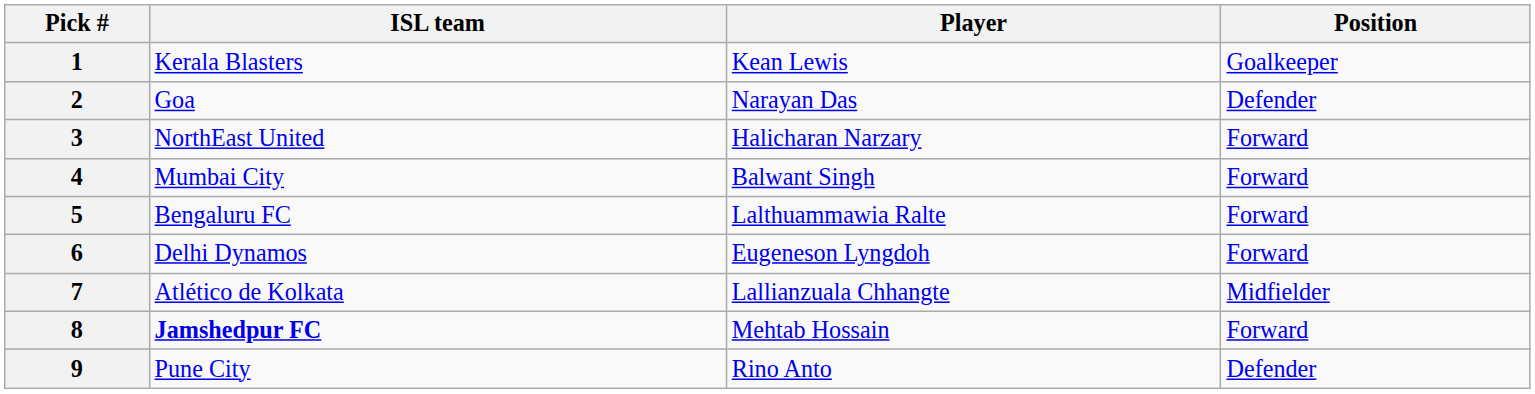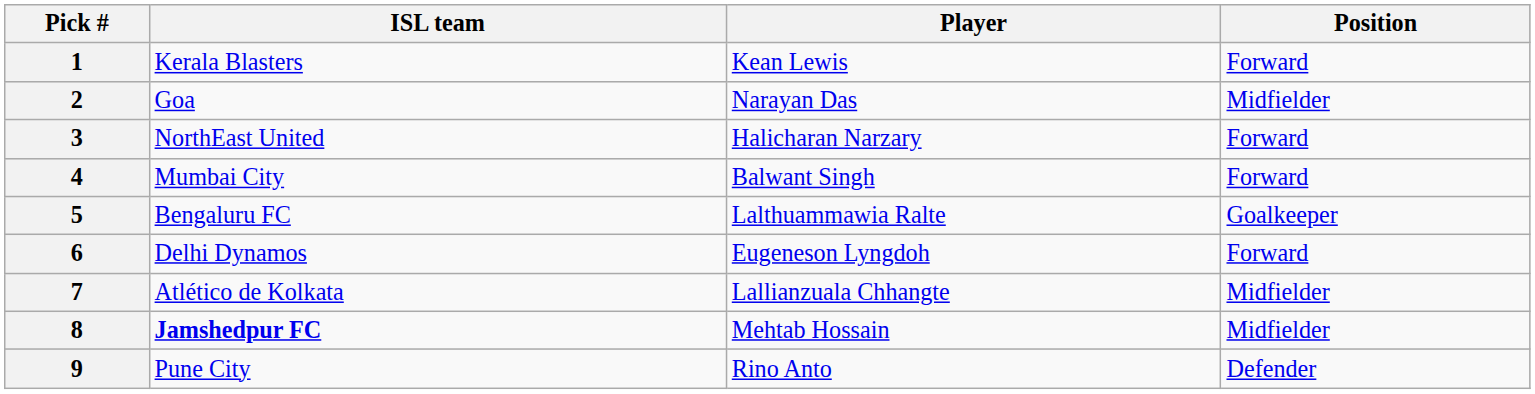(1282, 61) Goalkeeper -> (1267, 61) Forward
(1271, 100) Defender -> (1278, 100) Midfielder
(1267, 215) Forward -> (1282, 215) Goalkeeper
(1267, 330) Forward -> (1278, 330) Midfielder
